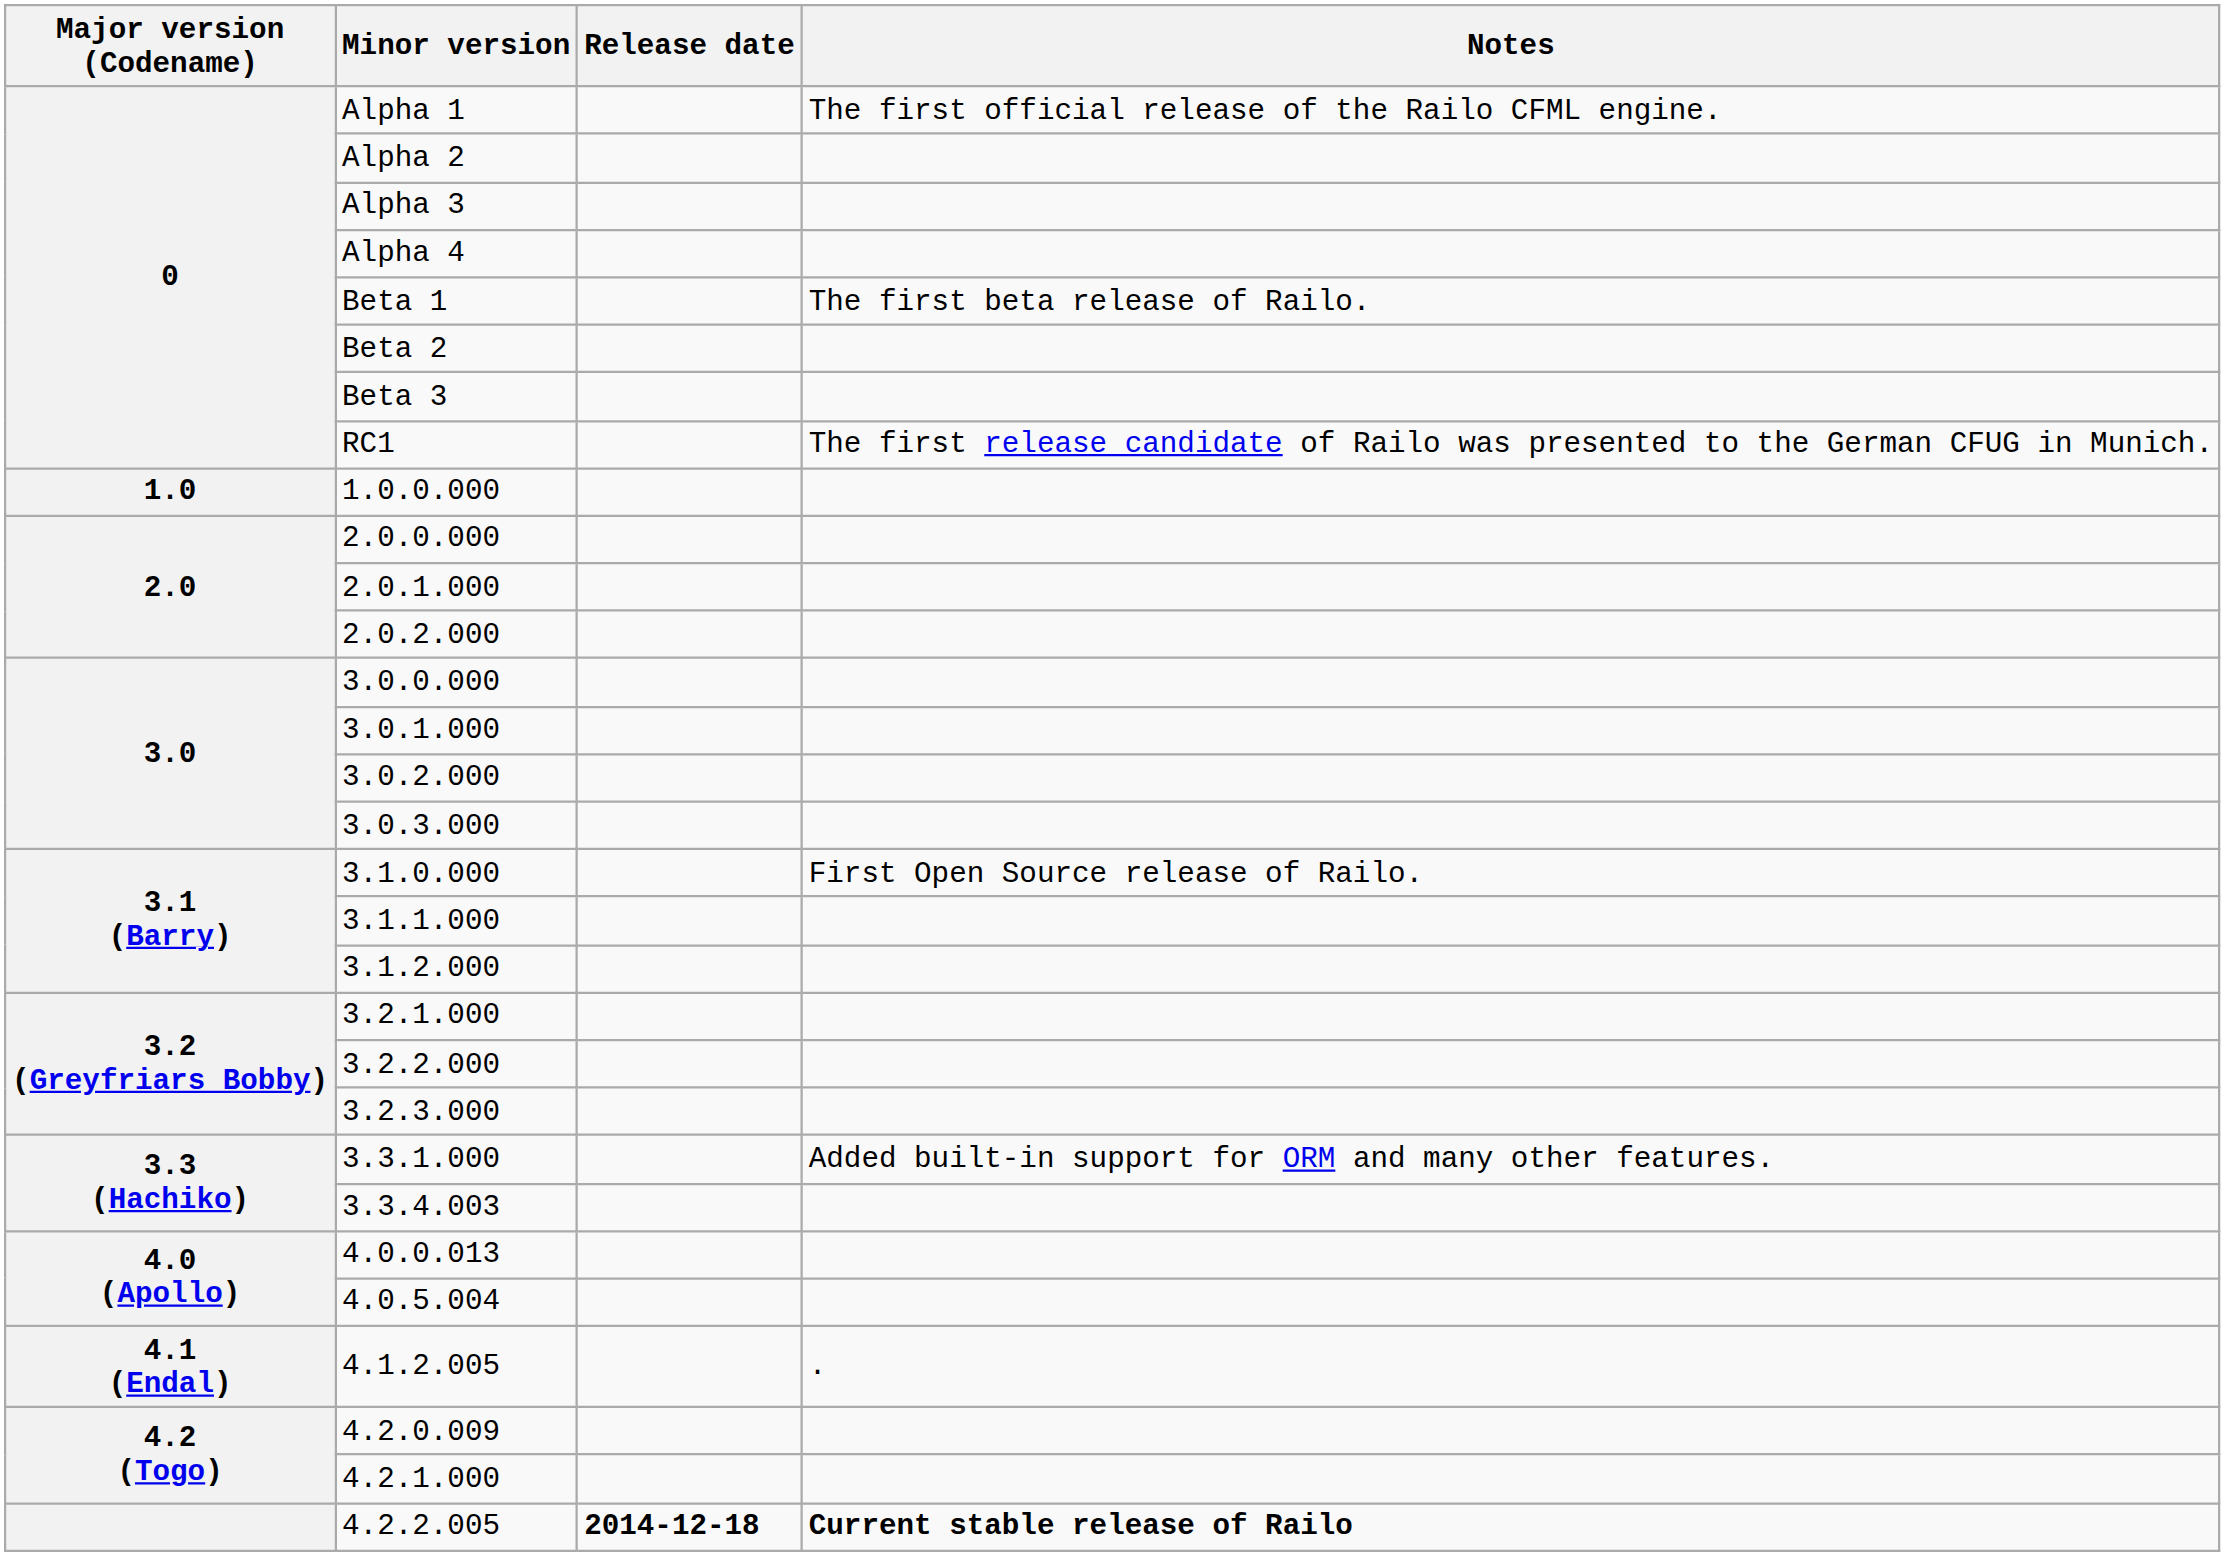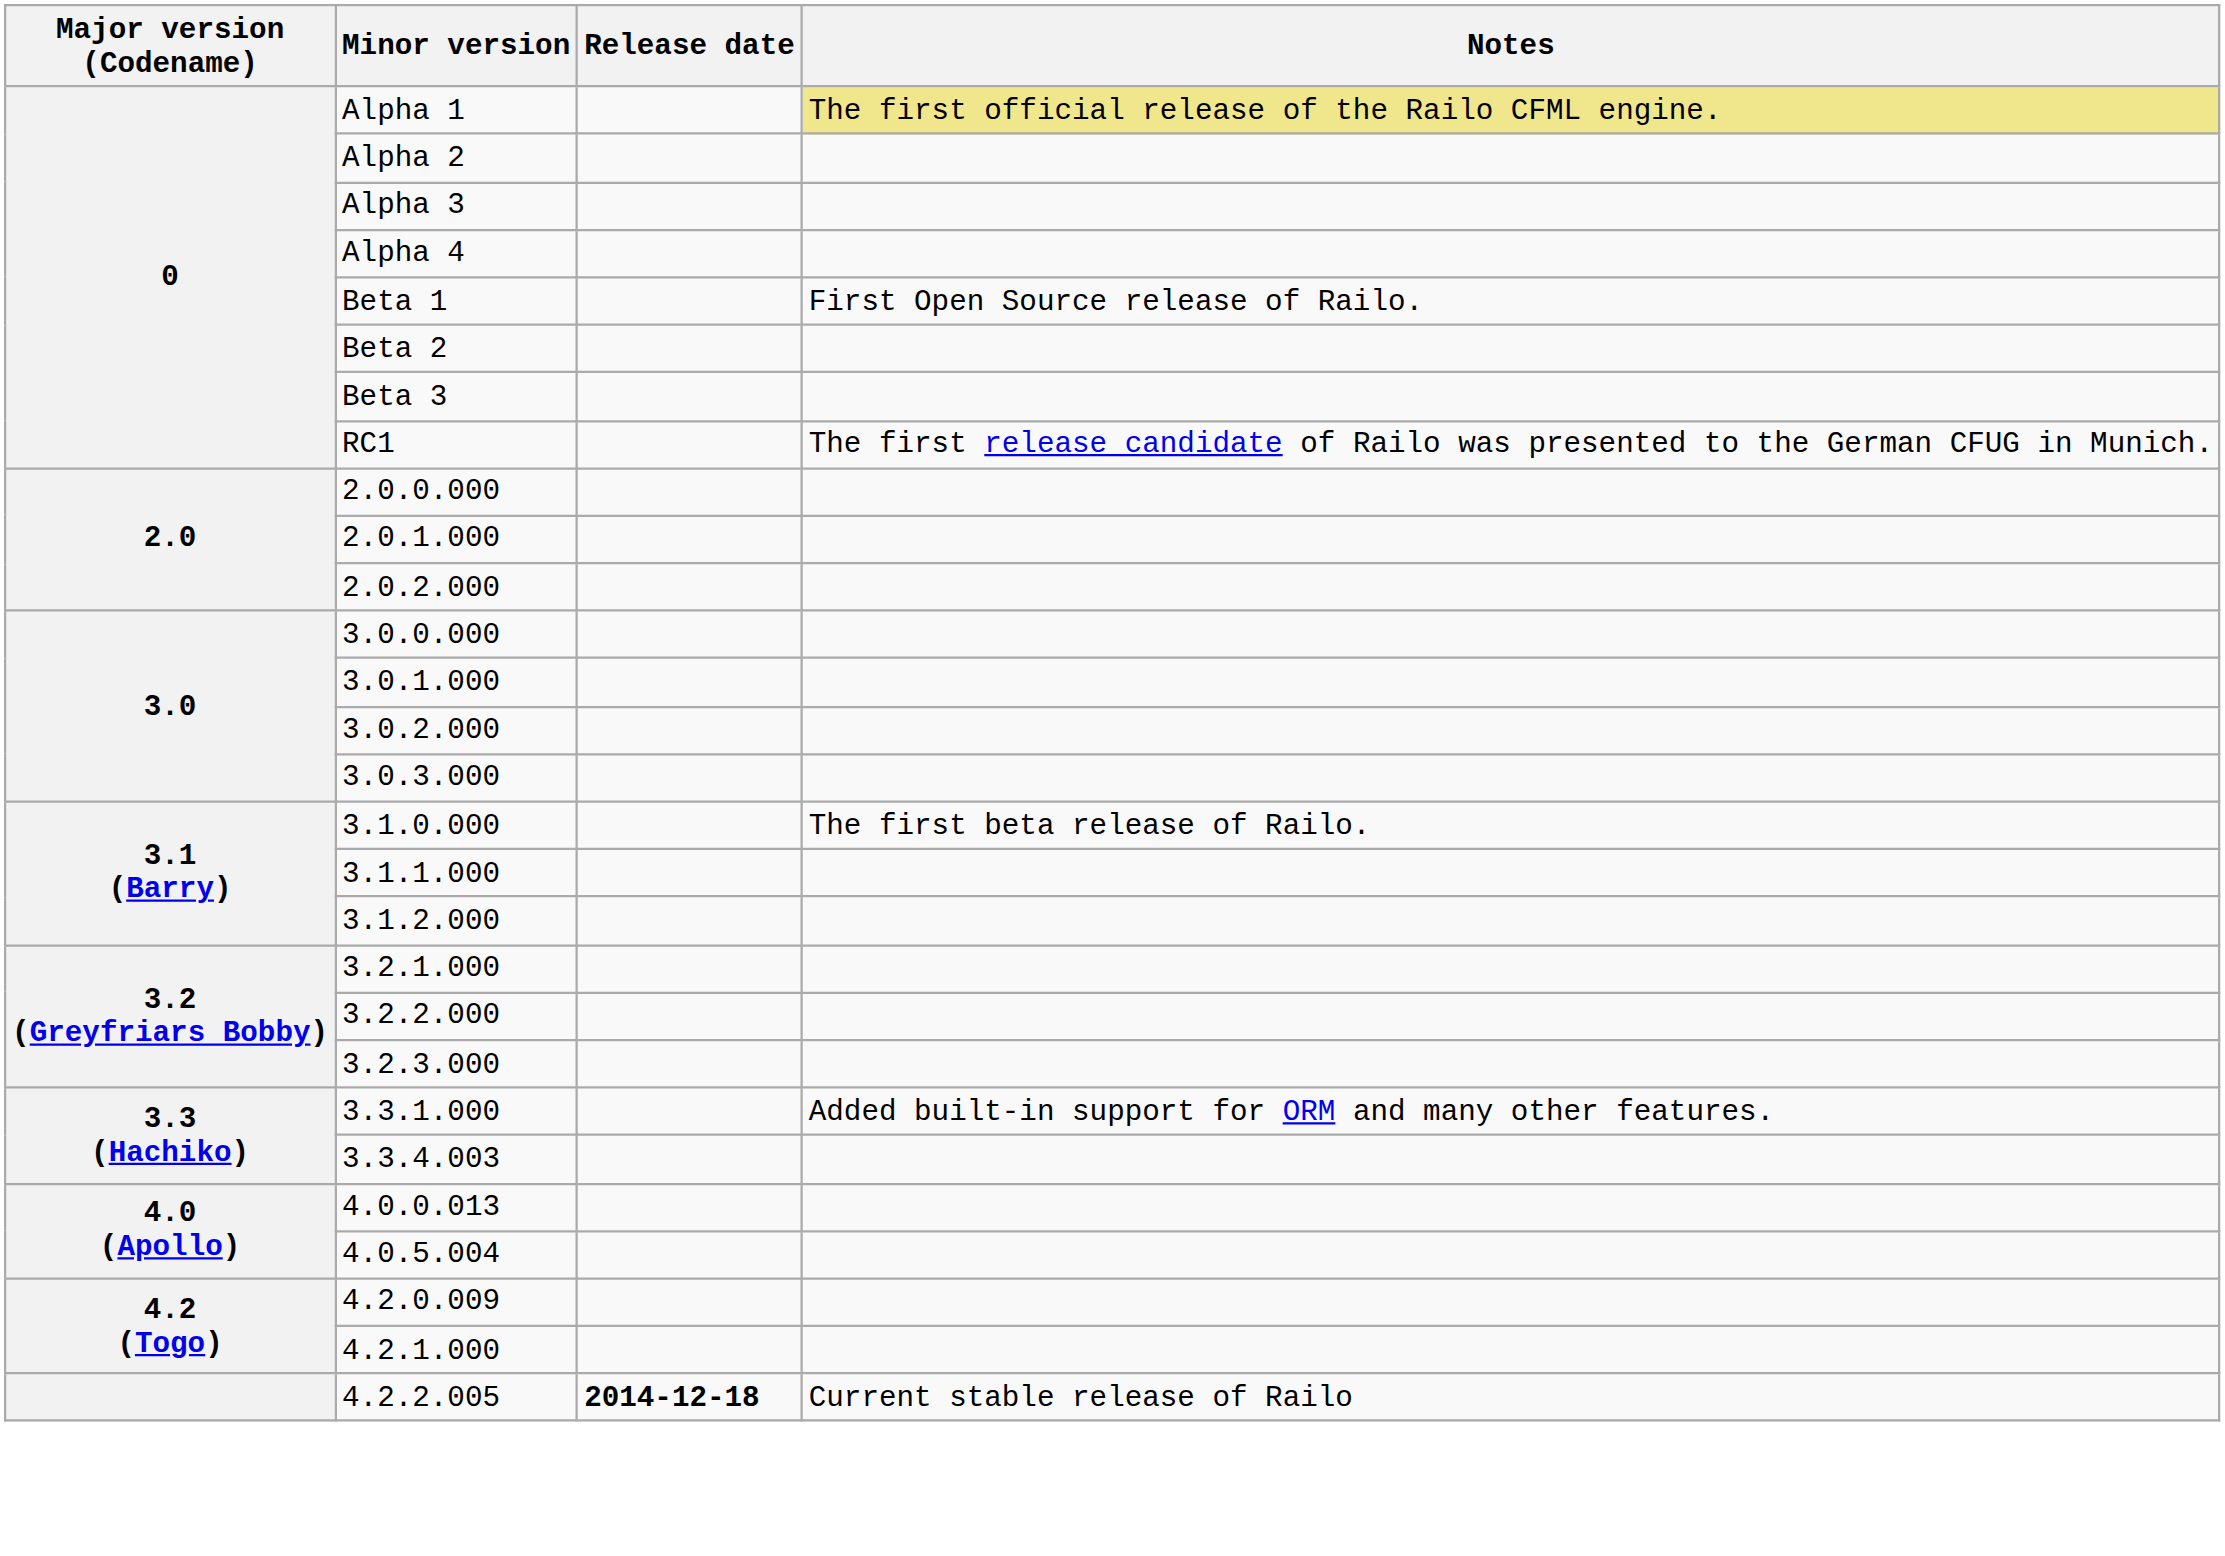(1265, 110) no background -> (1265, 110) khaki background
(1090, 301) The first beta release of Railo. -> (1116, 301) First Open Source release of Railo.
- row: (421, 492)
(1116, 873) First Open Source release of Railo. -> (1090, 825) The first beta release of Railo.
- row: (421, 1367)
(1081, 1527) bold -> (1081, 1398) normal
